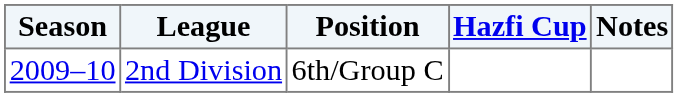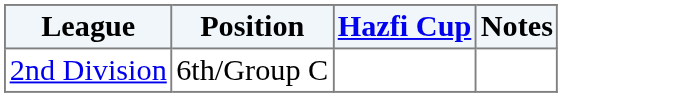- column: (63, 26)
